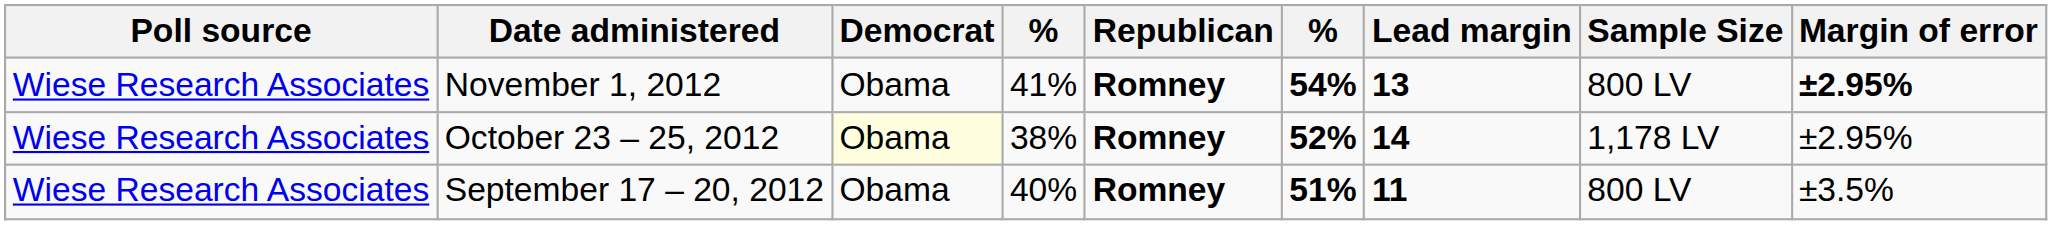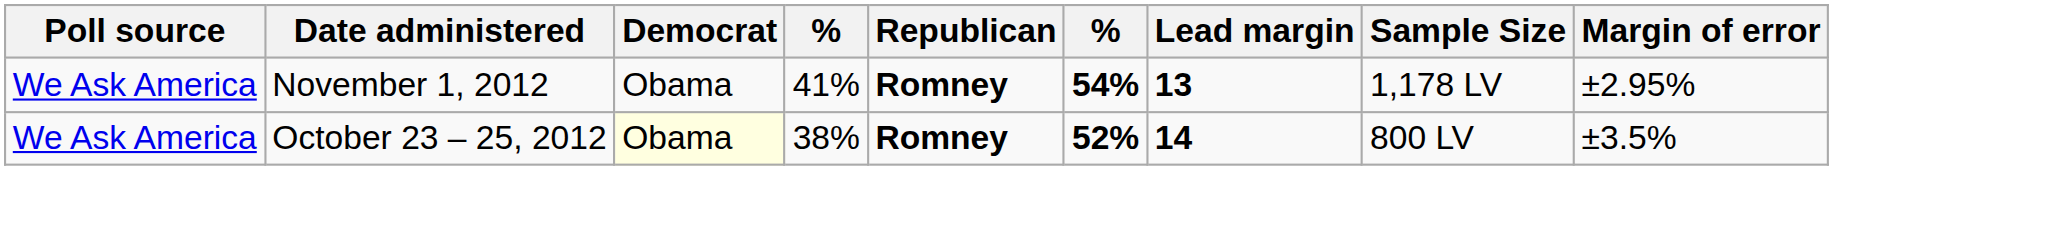(221, 84) Wiese Research Associates -> (135, 84) We Ask America
(1639, 84) 800 LV -> (1436, 84) 1,178 LV
(1856, 84) bold -> (1638, 84) normal
(221, 137) Wiese Research Associates -> (135, 137) We Ask America
(1653, 137) 1,178 LV -> (1422, 137) 800 LV
(1856, 137) ±2.95% -> (1629, 137) ±3.5%
- row: (634, 191)
